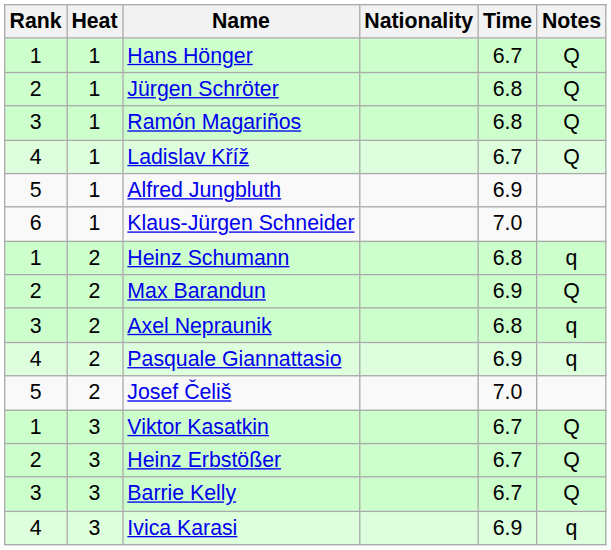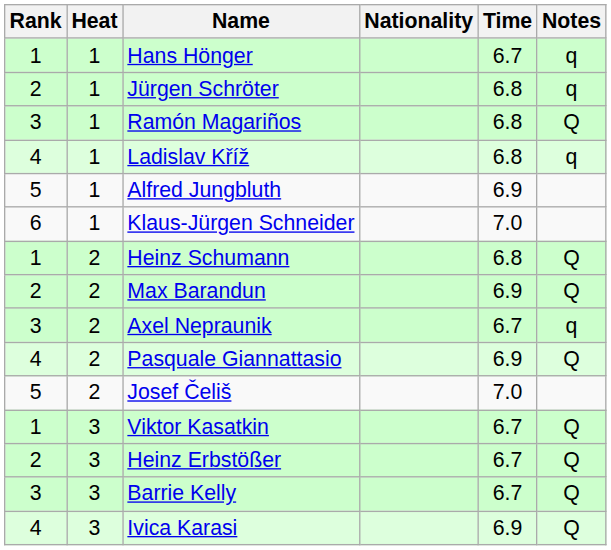(572, 55) Q -> (572, 55) q
(572, 88) Q -> (572, 88) q
(508, 156) 6.7 -> (508, 156) 6.8
(572, 156) Q -> (572, 156) q
(572, 257) q -> (572, 257) Q
(508, 325) 6.8 -> (508, 325) 6.7
(572, 358) q -> (572, 358) Q
(572, 527) q -> (572, 527) Q
